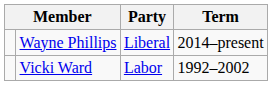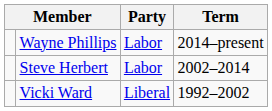(147, 42) Liberal -> (143, 42) Labor
+ row: (64, 67)
(143, 67) Labor -> (147, 93) Liberal
